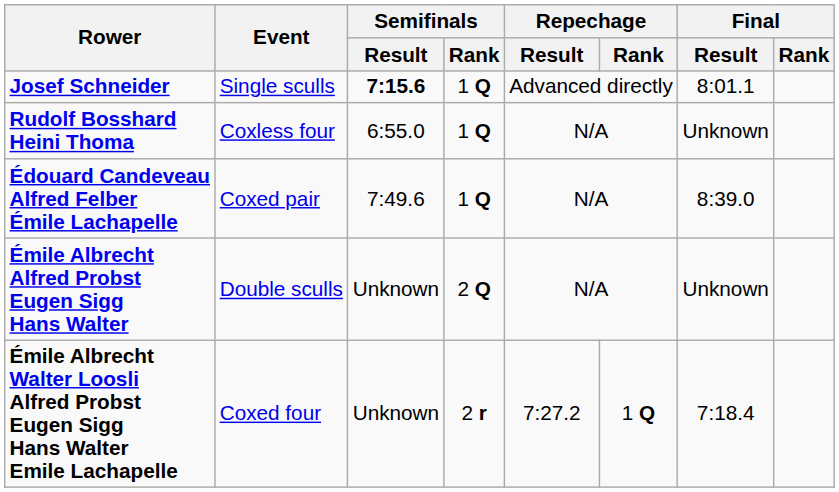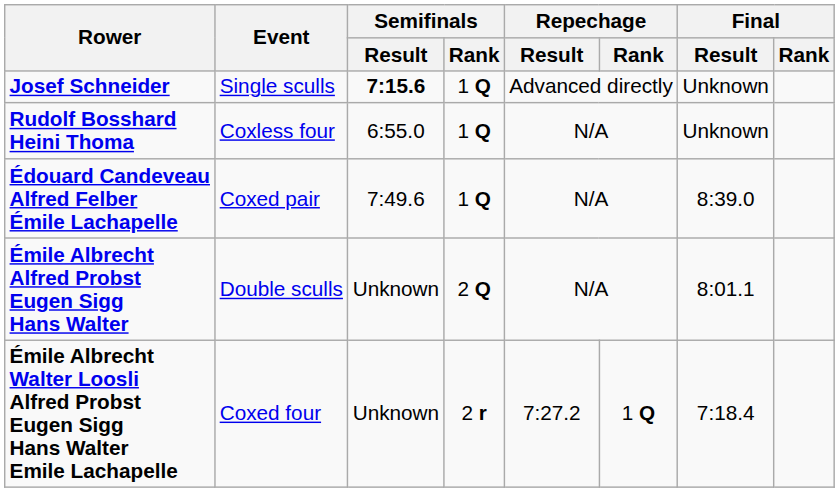(726, 87) 8:01.1 -> (726, 87) Unknown
(726, 289) Unknown -> (726, 289) 8:01.1
